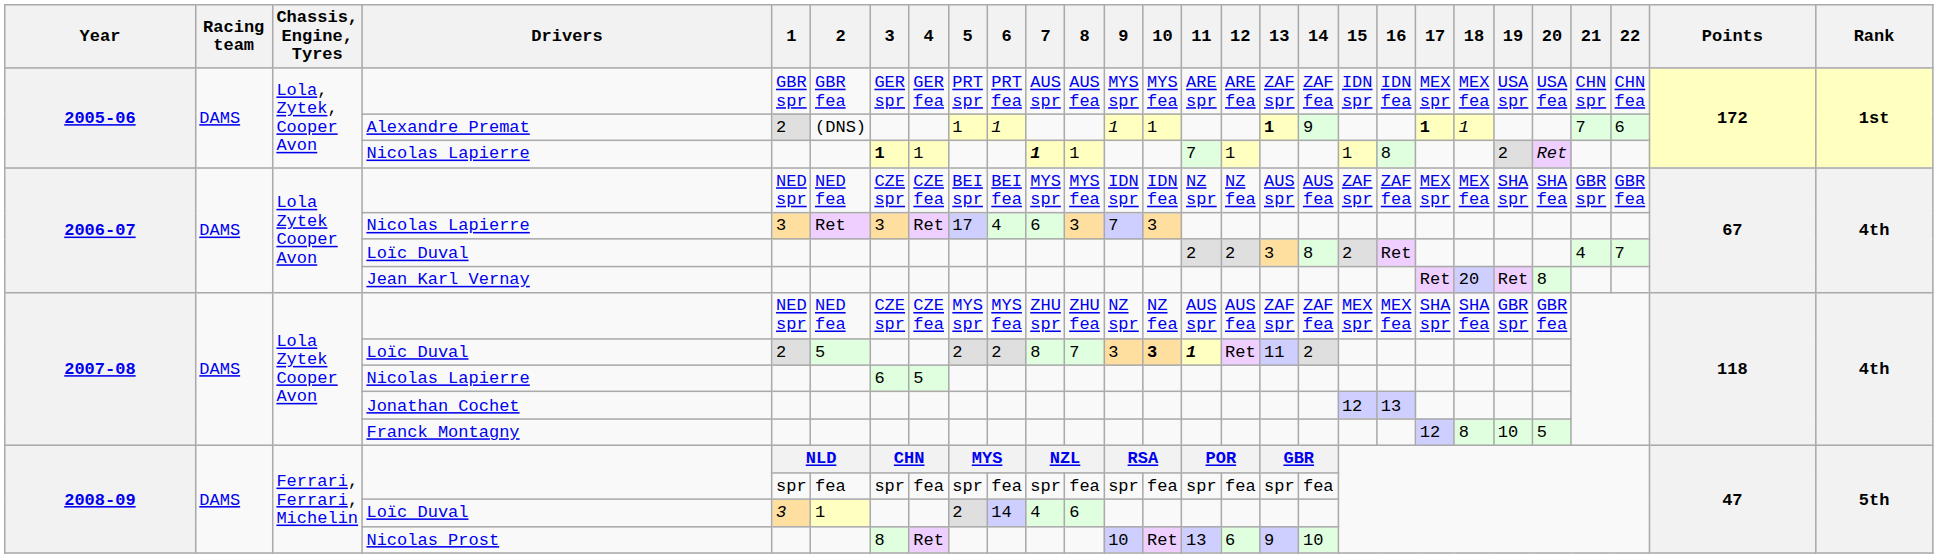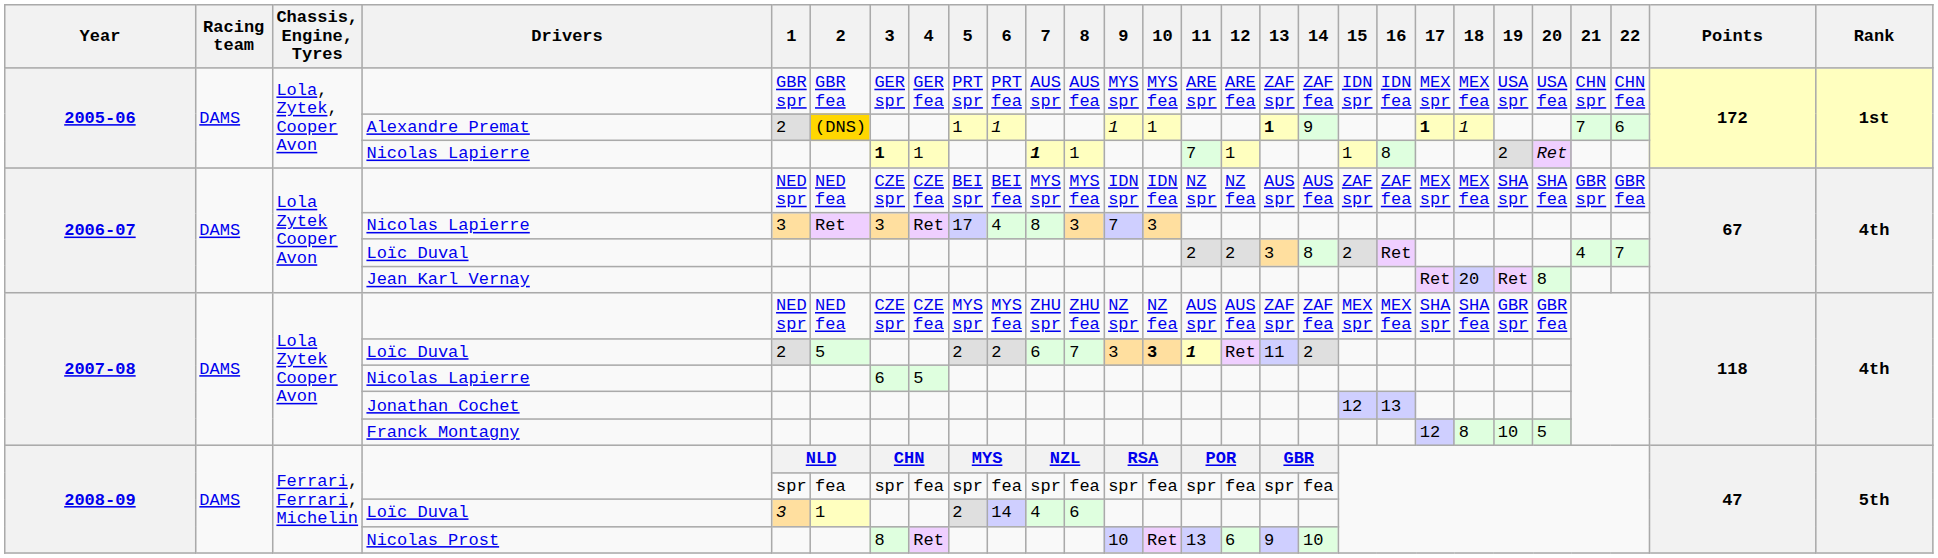(841, 127) no background -> (841, 127) gold background
(1035, 226) 6 -> (1035, 226) 8
(1035, 352) 8 -> (1035, 352) 6
